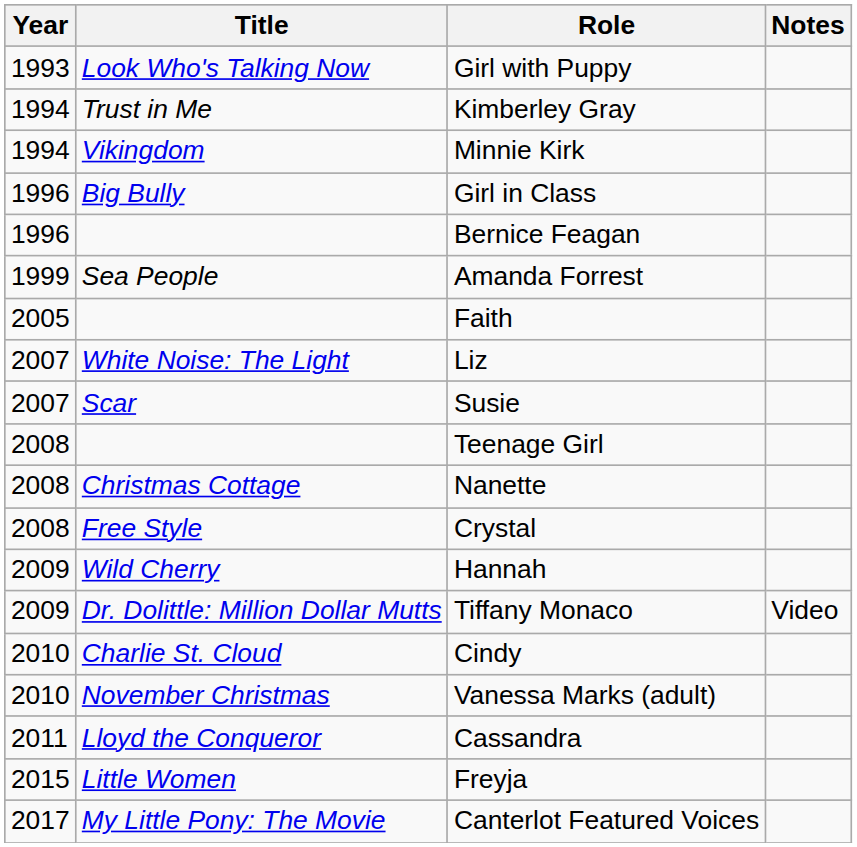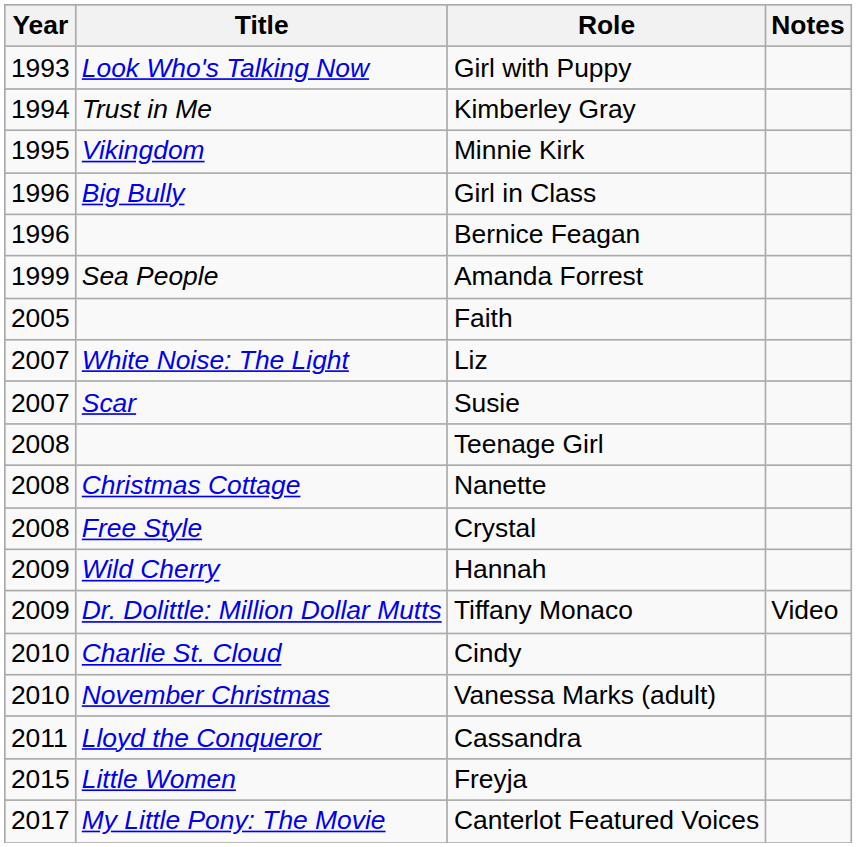(40, 151) 1994 -> (40, 151) 1995
